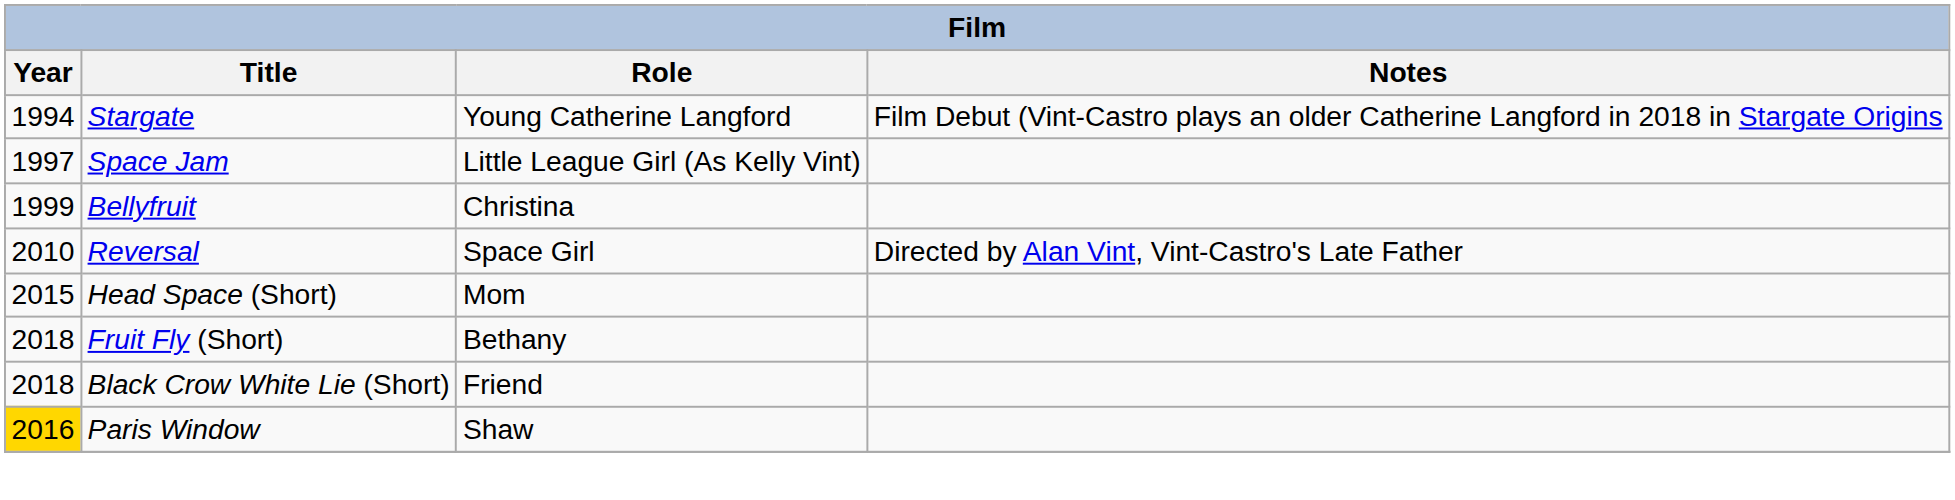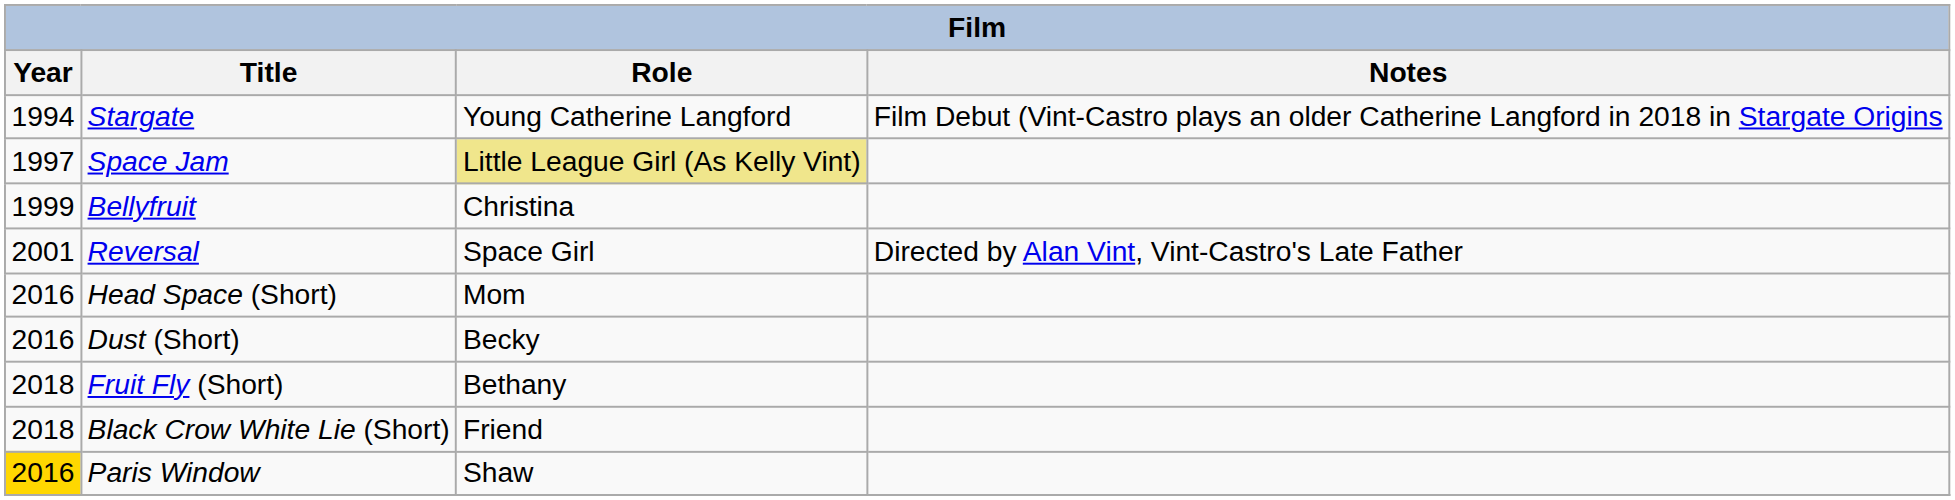(662, 161) no background -> (662, 161) khaki background
(43, 251) 2010 -> (43, 251) 2001
(43, 295) 2015 -> (43, 295) 2016
+ row: (164, 340)
